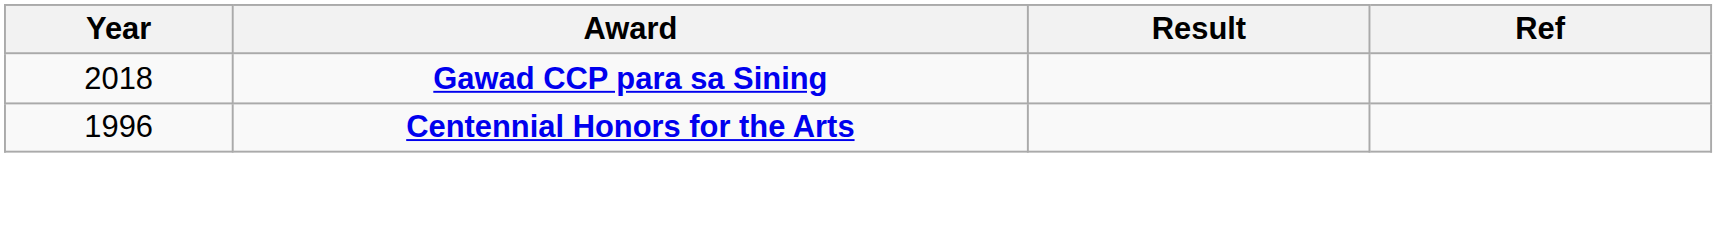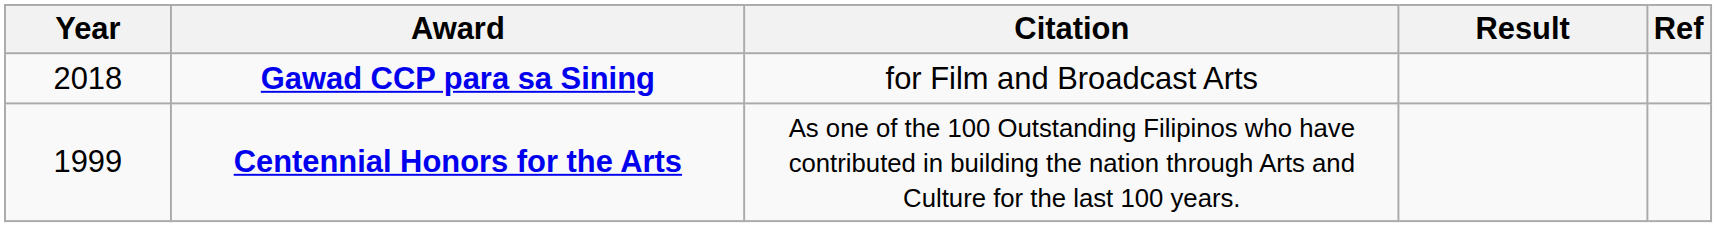+ column: (1072, 28)
(119, 126) 1996 -> (88, 161) 1999
